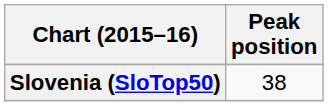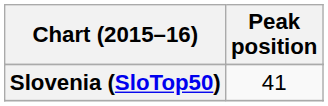(274, 82) 38 -> (274, 82) 41
